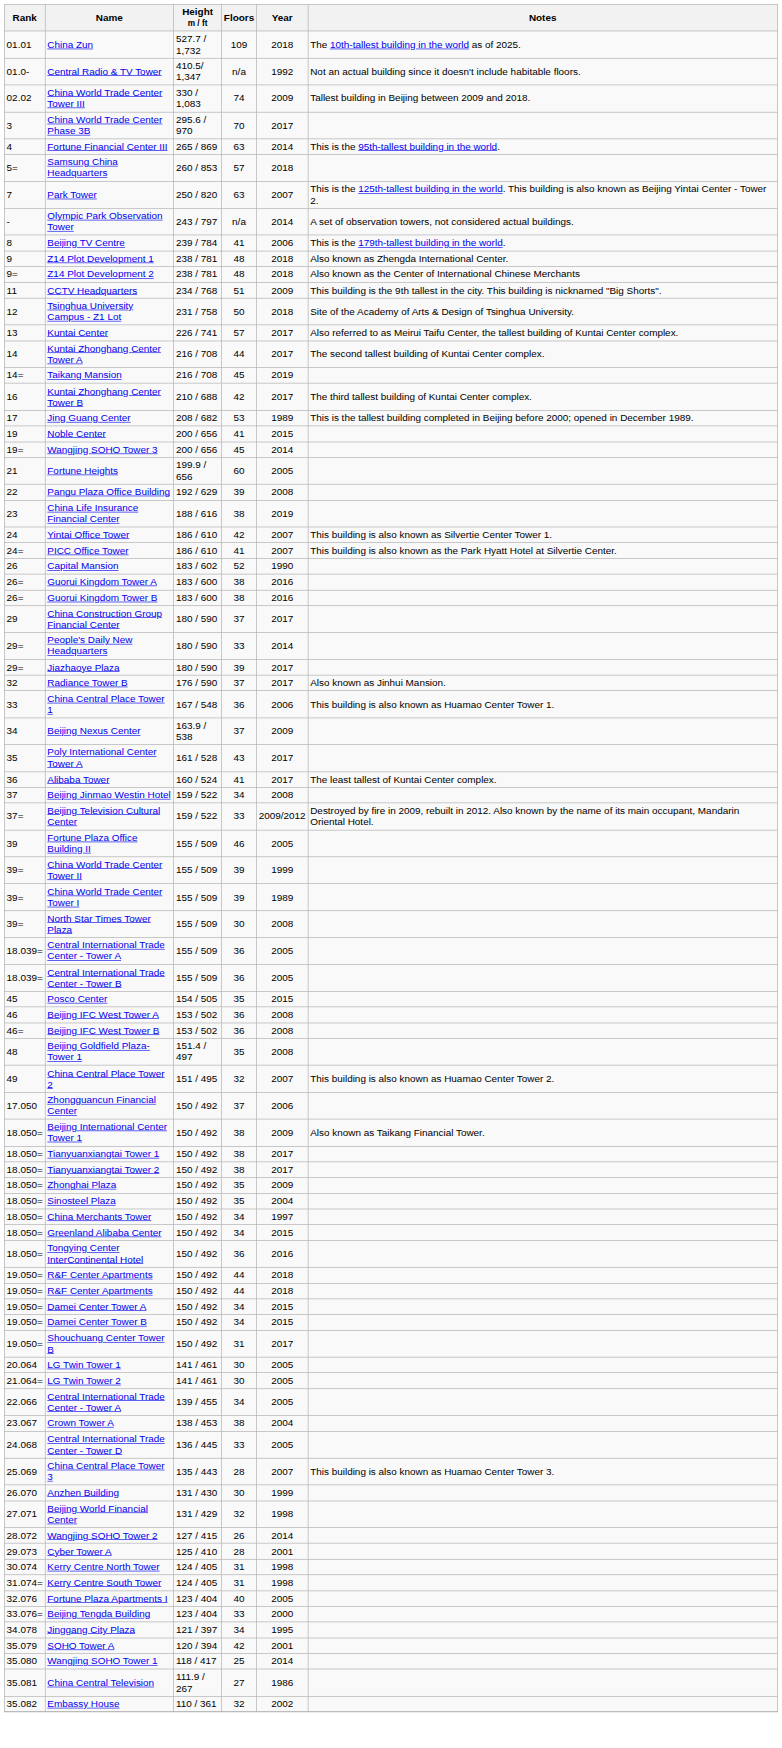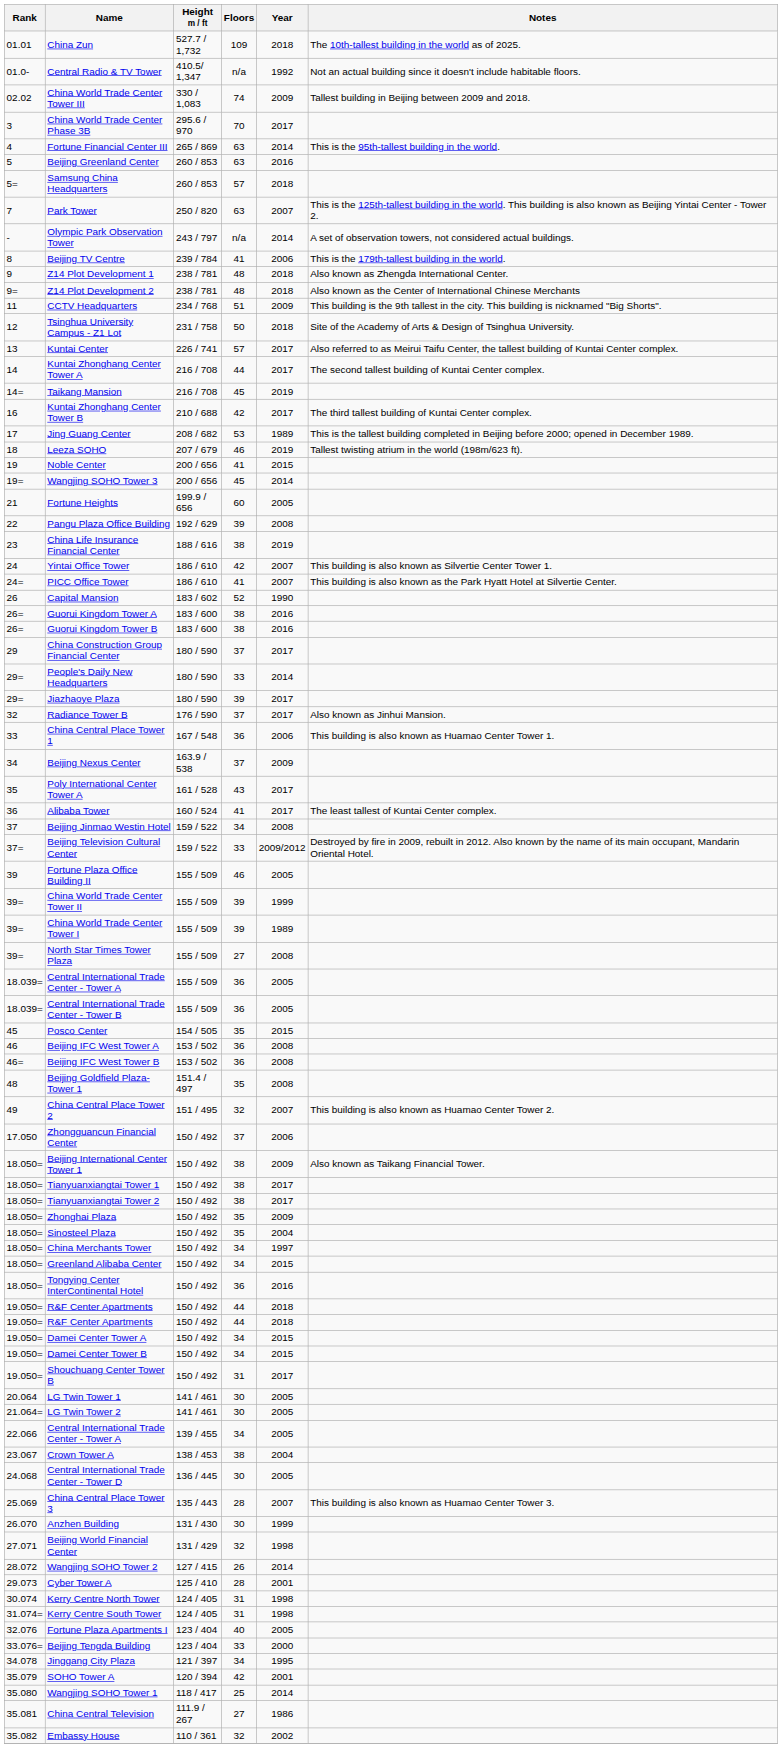+ row: (9, 162)
+ row: (12, 449)
(239, 924) 30 -> (239, 955) 27
(239, 1444) 33 -> (239, 1476) 30
